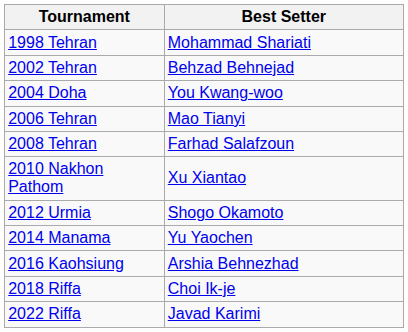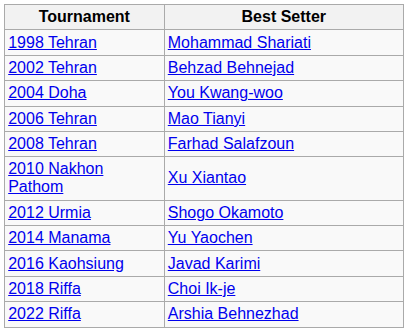(233, 263) Arshia Behnezhad -> (214, 263) Javad Karimi
(214, 314) Javad Karimi -> (233, 314) Arshia Behnezhad
